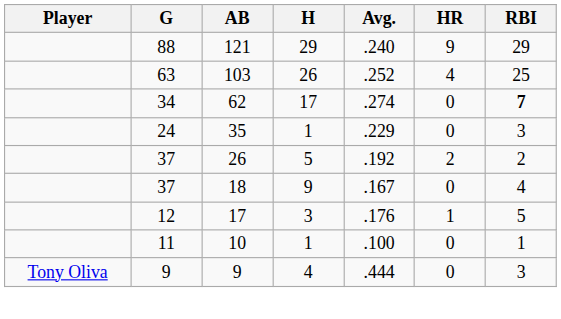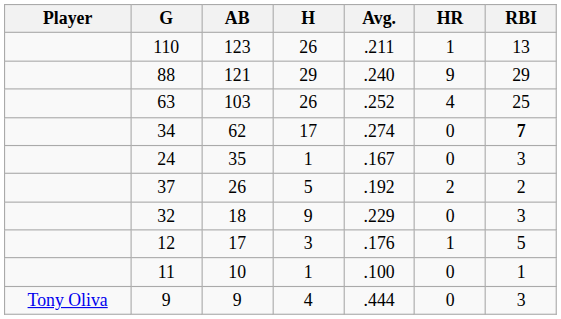+ row: (237, 46)
(379, 131) .229 -> (379, 159) .167
(166, 187) 37 -> (166, 215) 32
(379, 187) .167 -> (379, 215) .229
(521, 187) 4 -> (521, 215) 3
